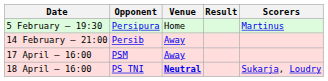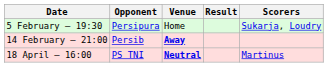(263, 26) Martinus -> (281, 26) Sukarja, Loudry
(175, 40) normal -> (175, 40) bold
- row: (49, 55)
(281, 69) Sukarja, Loudry -> (263, 55) Martinus
